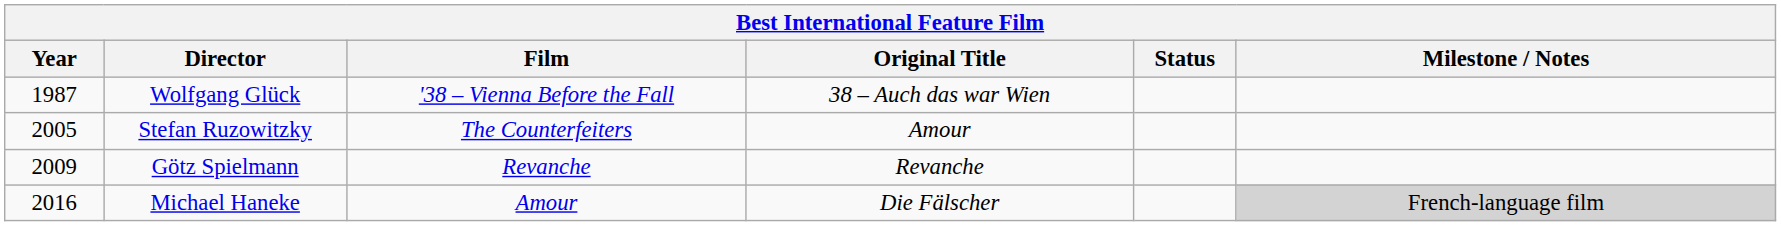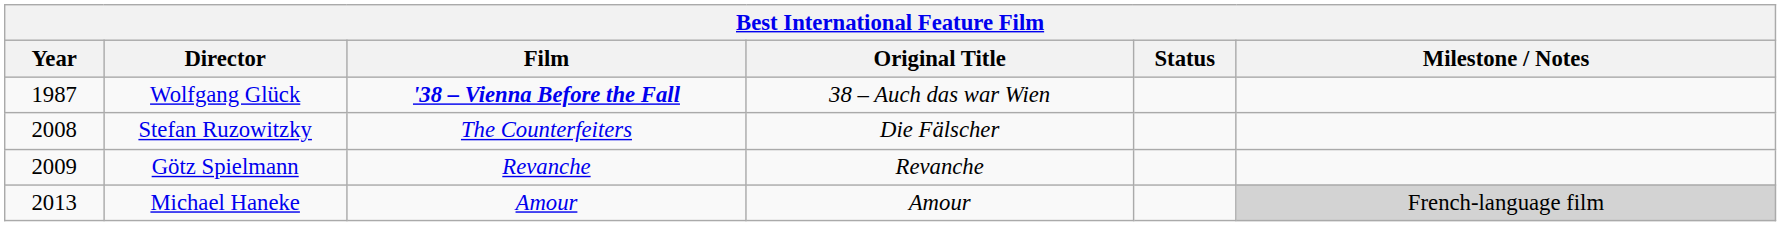(546, 94) normal -> (546, 94) bold
(54, 130) 2005 -> (54, 130) 2008
(940, 130) Amour -> (940, 130) Die Fälscher
(54, 202) 2016 -> (54, 202) 2013
(940, 202) Die Fälscher -> (940, 202) Amour
